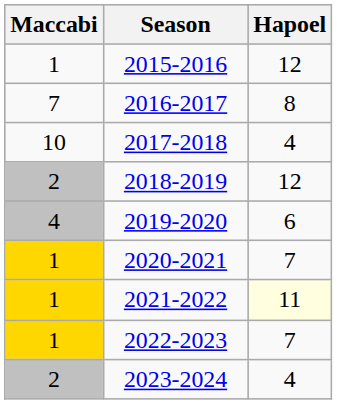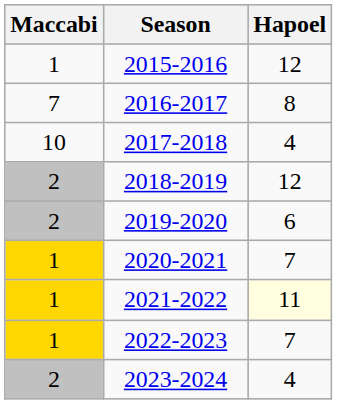(54, 221) 4 -> (54, 221) 2
